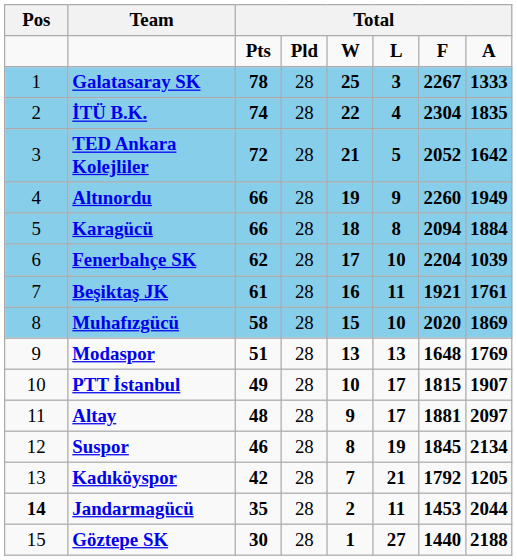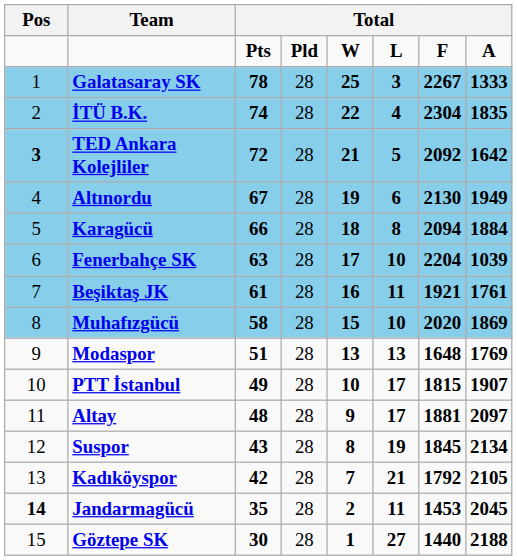(36, 155) normal -> (36, 155) bold
(442, 155) 2052 -> (442, 155) 2092
(258, 197) 66 -> (258, 197) 67
(396, 197) 9 -> (396, 197) 6
(442, 197) 2260 -> (442, 197) 2130
(258, 260) 62 -> (258, 260) 63
(258, 446) 46 -> (258, 446) 43
(489, 477) 1205 -> (489, 477) 2105
(489, 508) 2044 -> (489, 508) 2045
